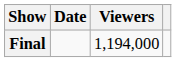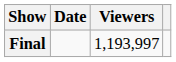(127, 43) 1,194,000 -> (127, 43) 1,193,997
